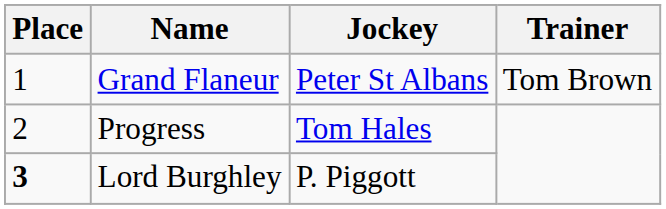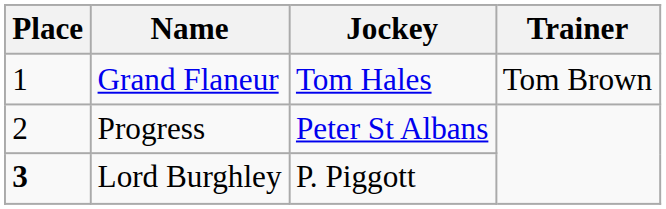(392, 78) Peter St Albans -> (364, 78) Tom Hales
(364, 128) Tom Hales -> (392, 128) Peter St Albans
